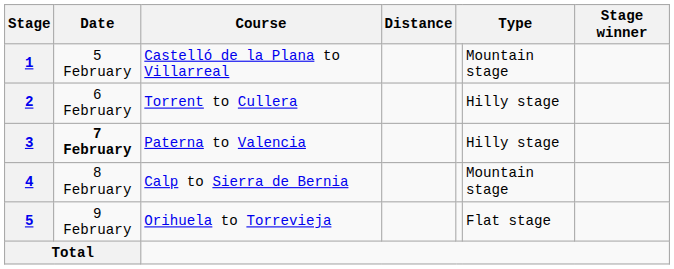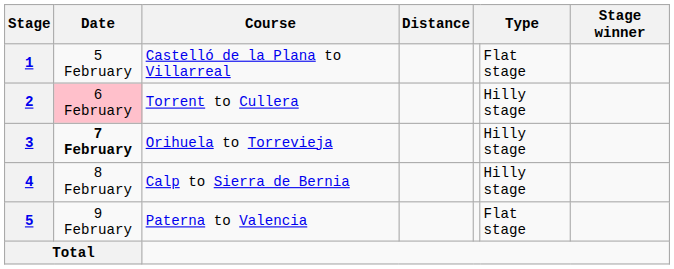(500, 64) Mountain stage -> (505, 64) Flat stage
(97, 103) no background -> (98, 103) pink background
(225, 143) Paterna to Valencia -> (239, 143) Orihuela to Torrevieja
(500, 182) Mountain stage -> (505, 182) Hilly stage
(238, 221) Orihuela to Torrevieja -> (226, 221) Paterna to Valencia
